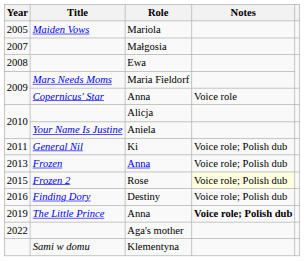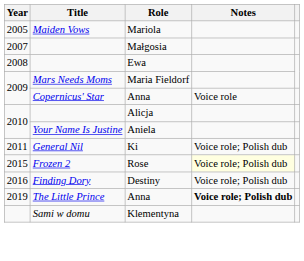- row: (17, 163)
- row: (17, 230)
